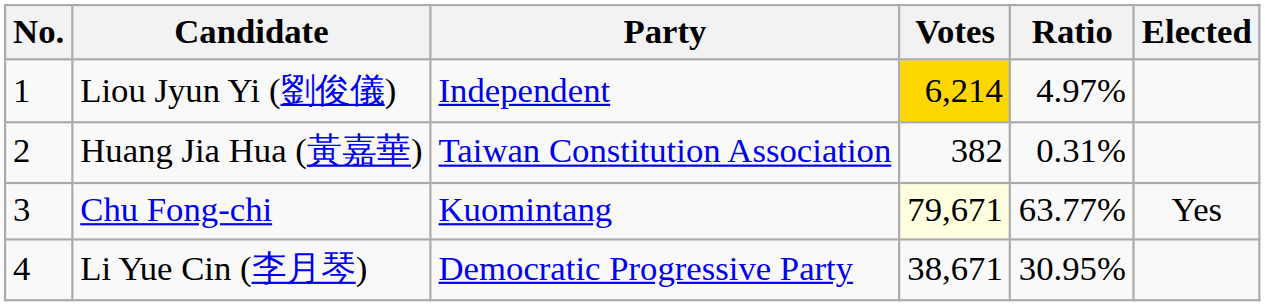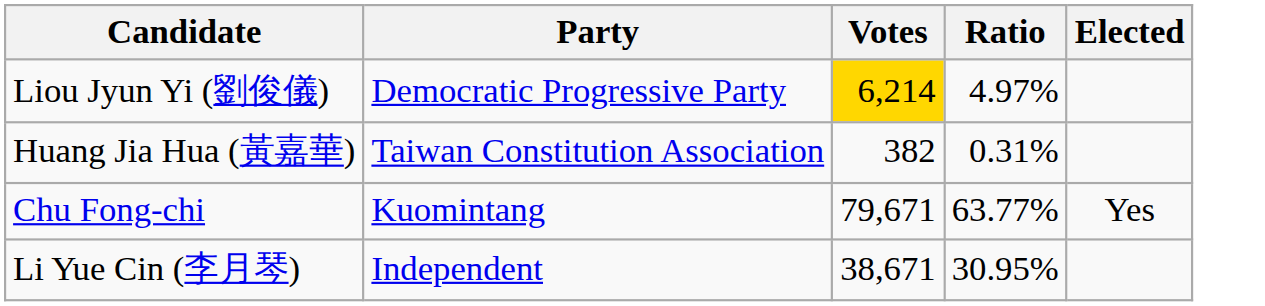- column: (39, 32)
(524, 90) Independent -> (579, 90) Democratic Progressive Party
(955, 210) lightyellow background -> (888, 210) no background
(646, 268) Democratic Progressive Party -> (457, 268) Independent
